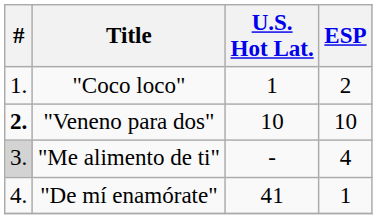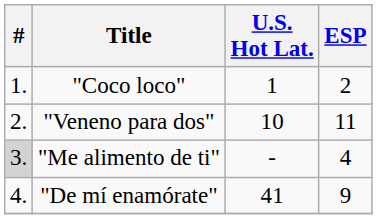(19, 121) bold -> (19, 121) normal
(345, 121) 10 -> (345, 121) 11
(345, 194) 1 -> (345, 194) 9
